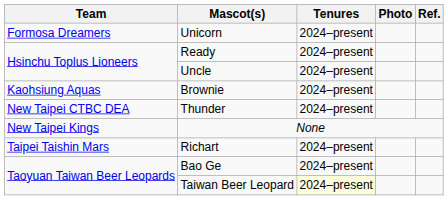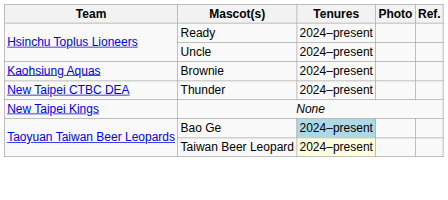- row: (201, 33)
- row: (200, 147)
(336, 166) no background -> (336, 128) lightblue background
